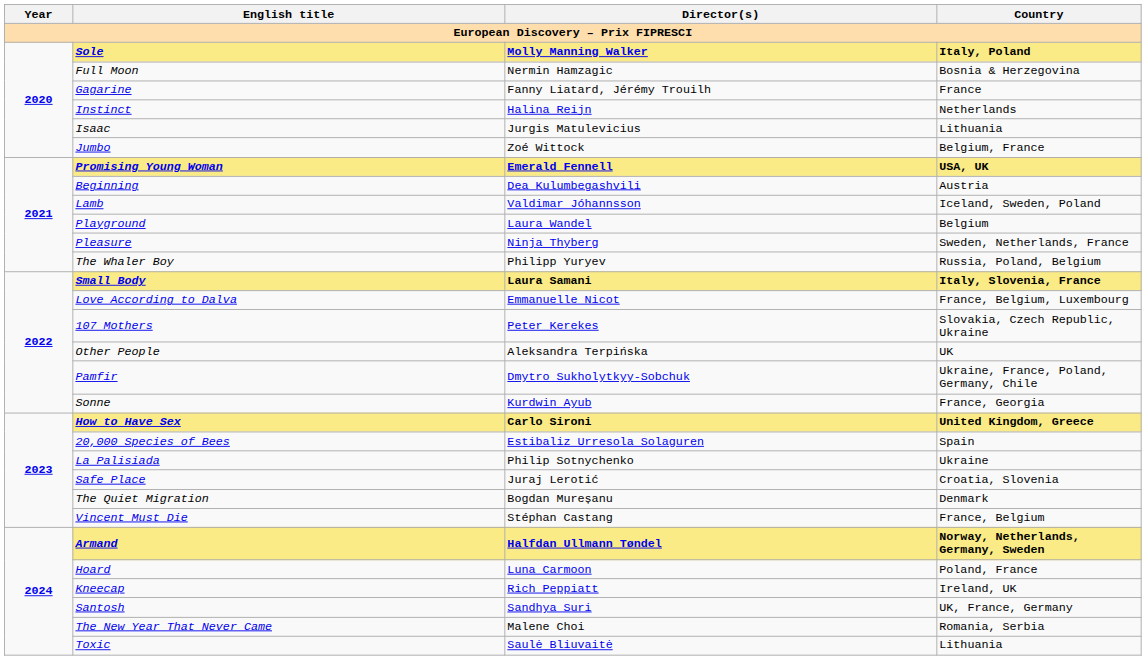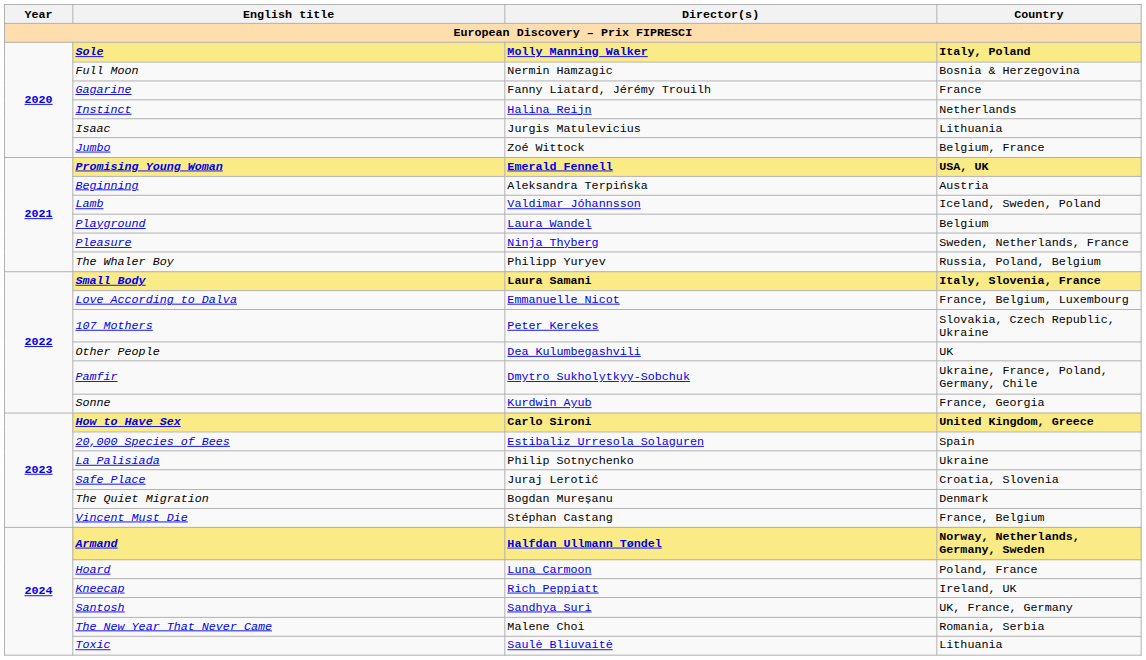(574, 186) Dea Kulumbegashvili -> (578, 186) Aleksandra Terpińska
(578, 352) Aleksandra Terpińska -> (574, 352) Dea Kulumbegashvili
